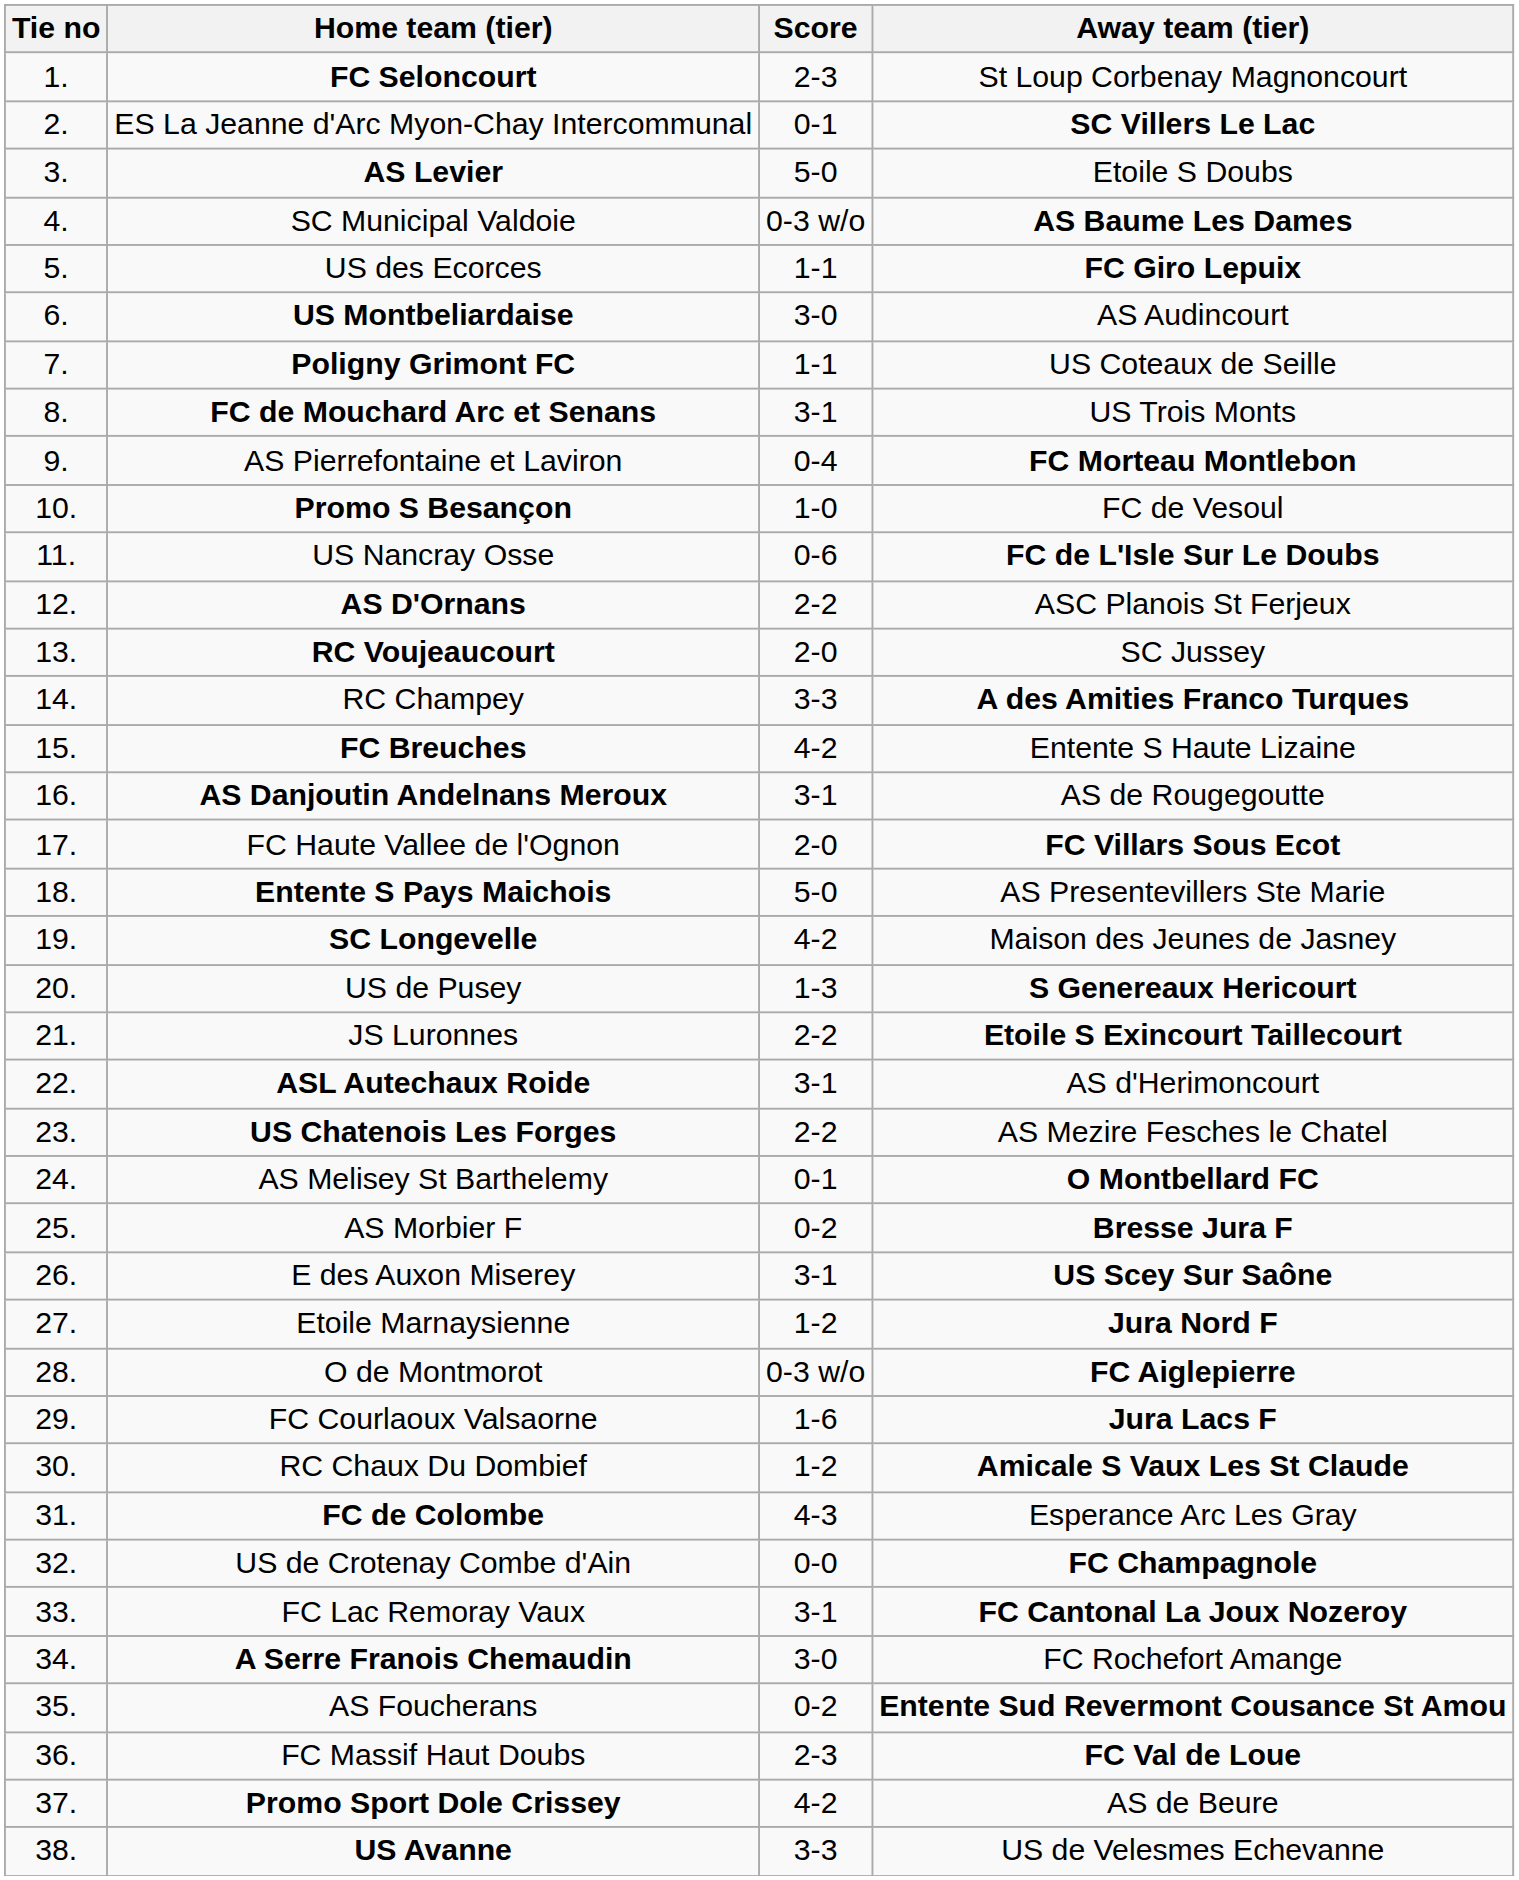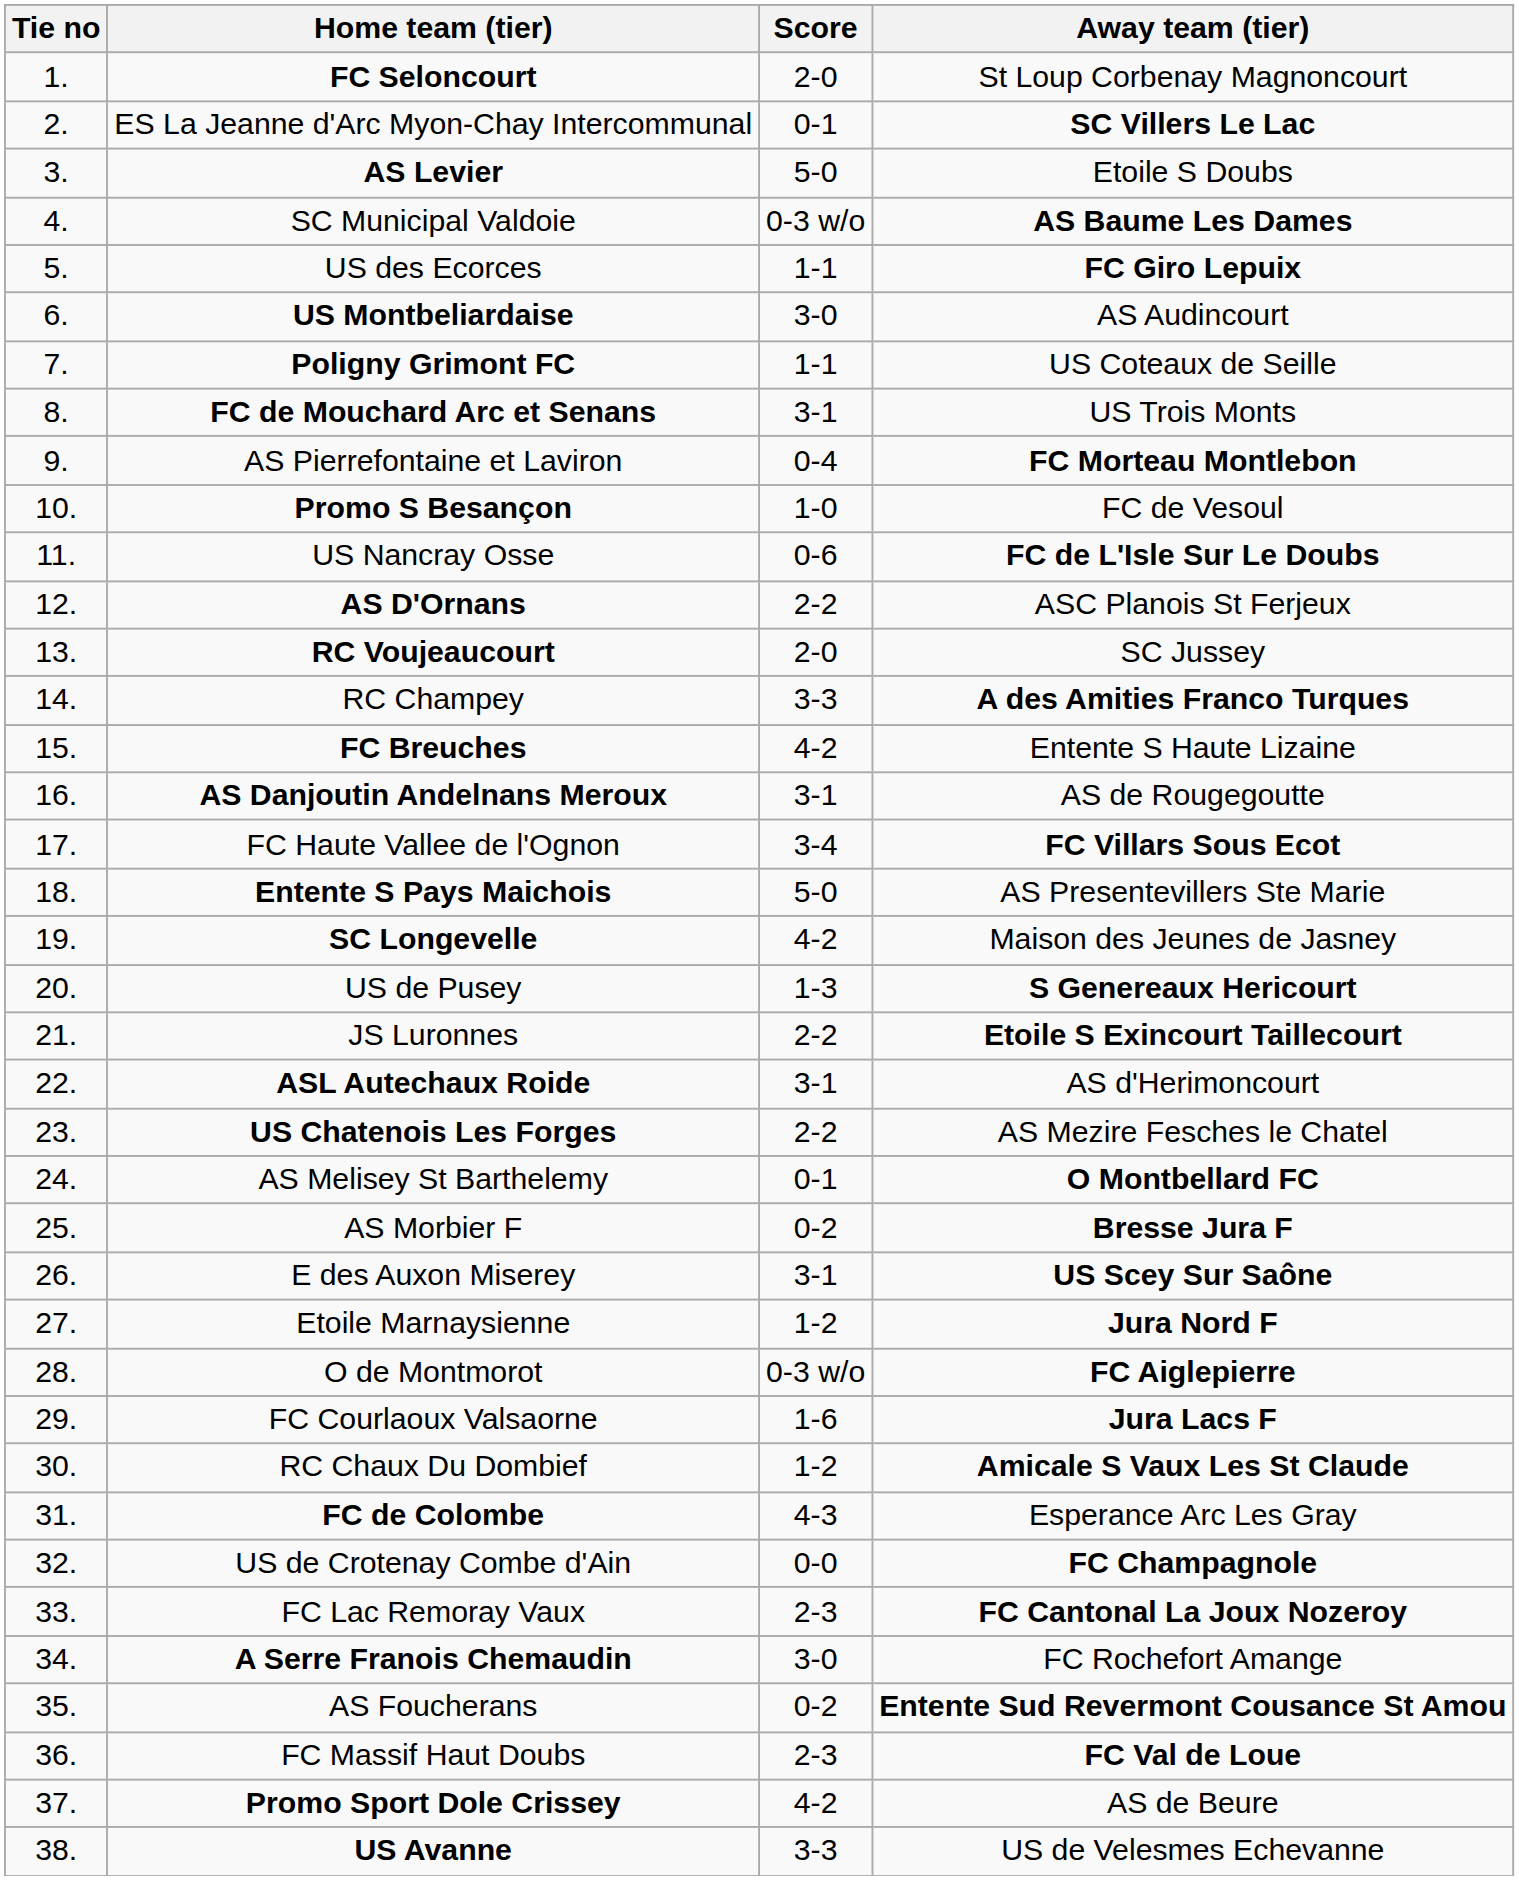(816, 76) 2-3 -> (816, 76) 2-0
(816, 843) 2-0 -> (816, 843) 3-4
(816, 1611) 3-1 -> (816, 1611) 2-3
